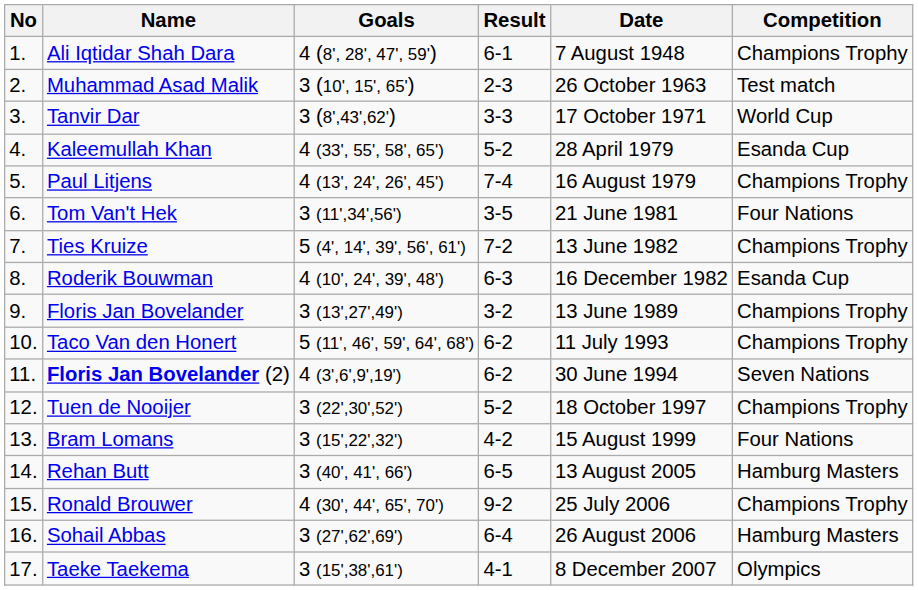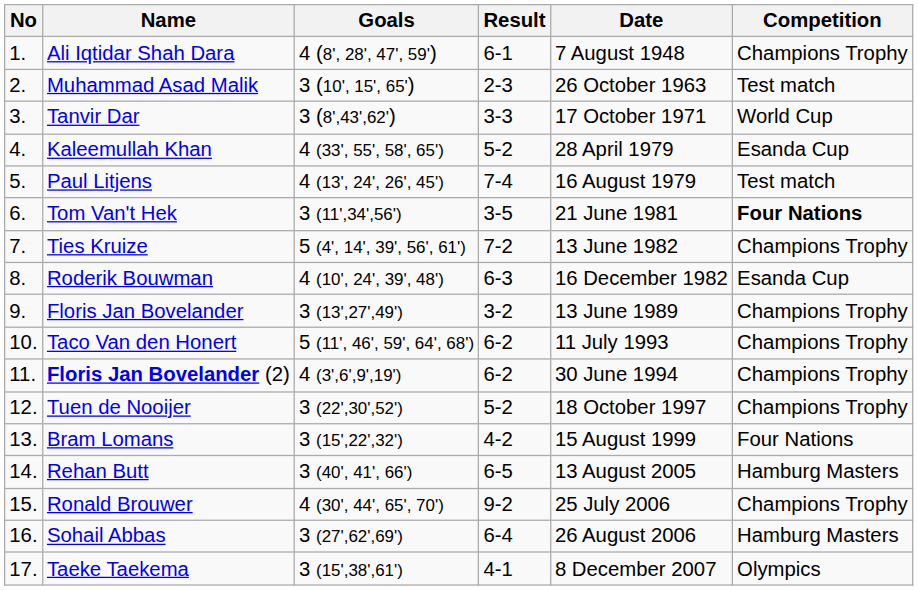(822, 181) Champions Trophy -> (786, 181) Test match
(795, 213) normal -> (800, 213) bold
(803, 375) Seven Nations -> (822, 375) Champions Trophy
